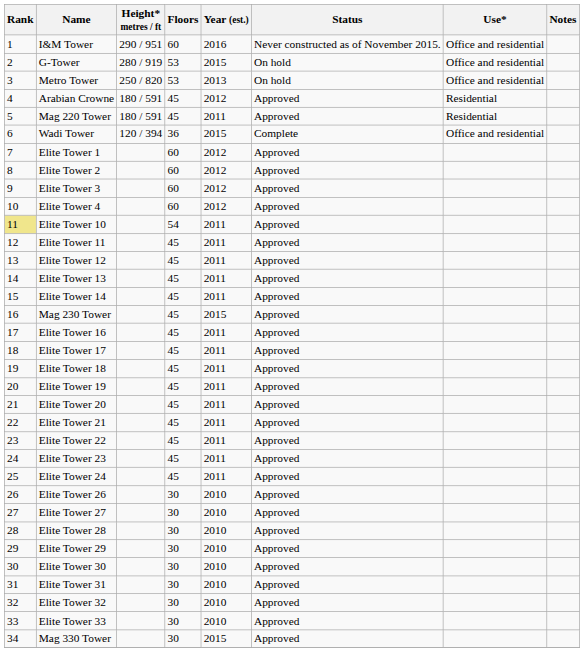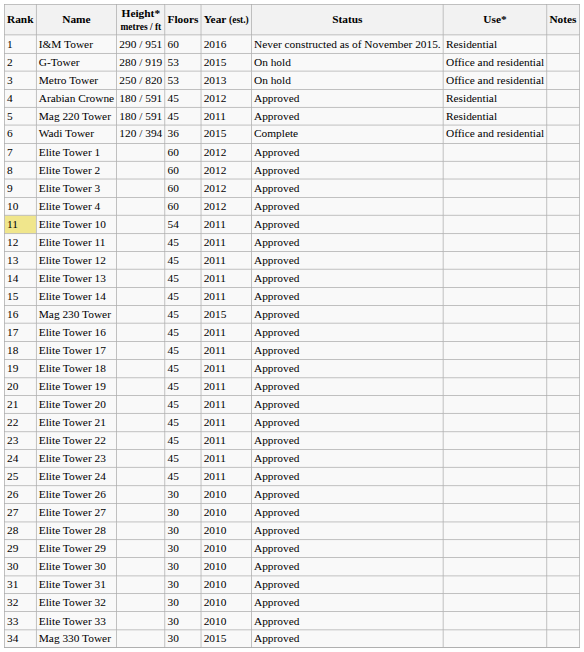(495, 44) Office and residential -> (472, 44) Residential
